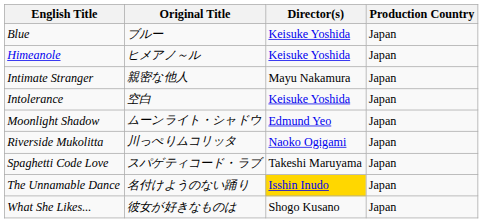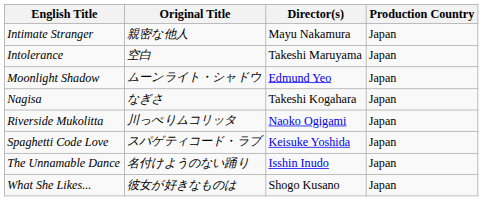- row: (18, 34)
- row: (34, 56)
(309, 99) Keisuke Yoshida -> (315, 56) Takeshi Maruyama
+ row: (24, 99)
(315, 163) Takeshi Maruyama -> (309, 142) Keisuke Yoshida
(299, 185) gold background -> (299, 163) no background
